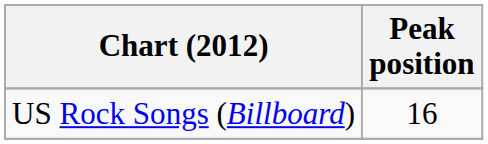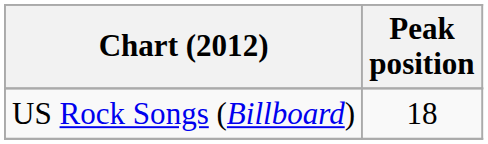(422, 113) 16 -> (422, 113) 18
